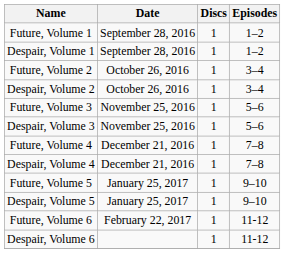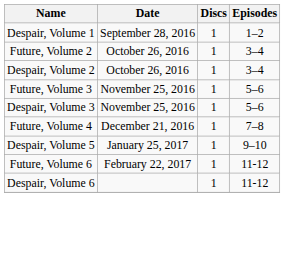- row: (51, 32)
- row: (51, 164)
- row: (51, 182)
